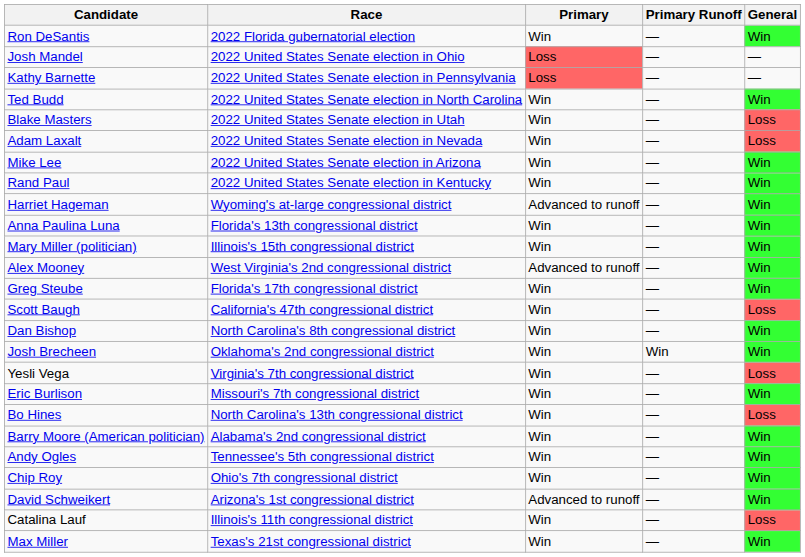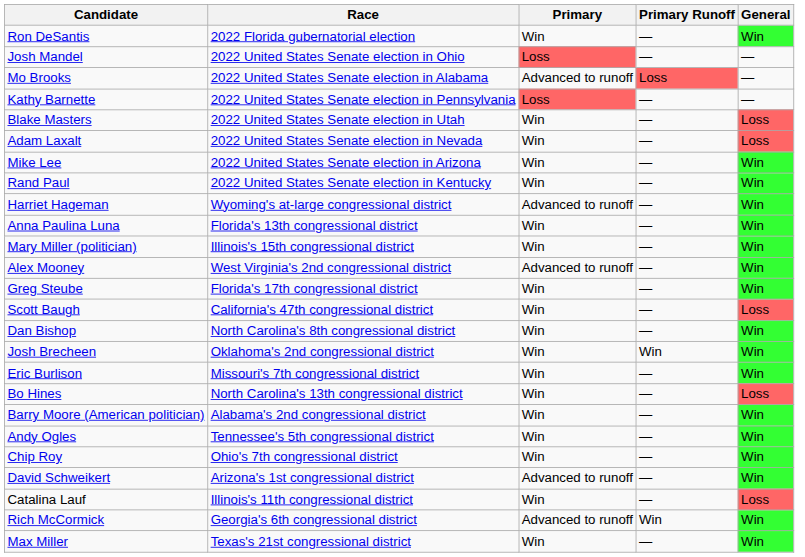+ row: (39, 78)
- row: (36, 99)
- row: (38, 373)
+ row: (56, 520)
